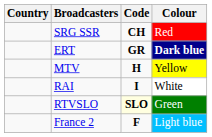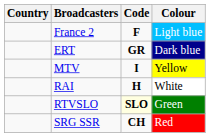rows swapped: (74, 123) <-> (77, 31)
(179, 50) bold -> (177, 50) normal
(136, 68) H -> (136, 68) I
(136, 86) I -> (136, 86) H
